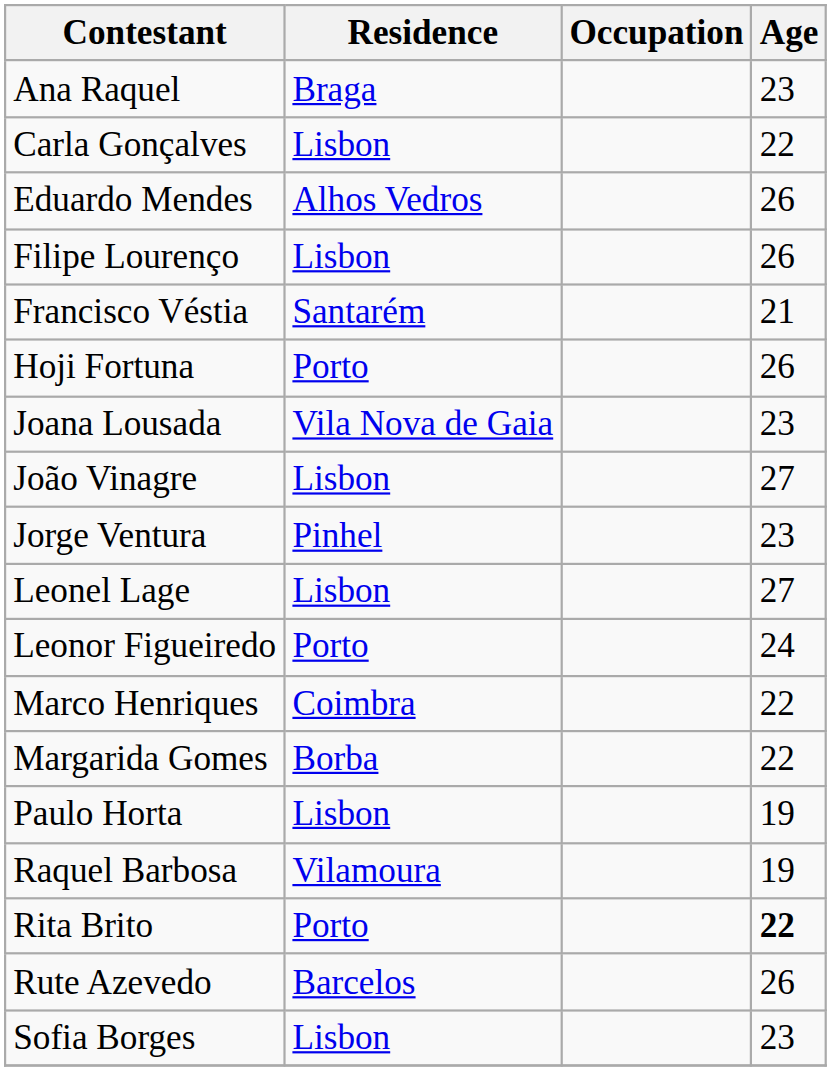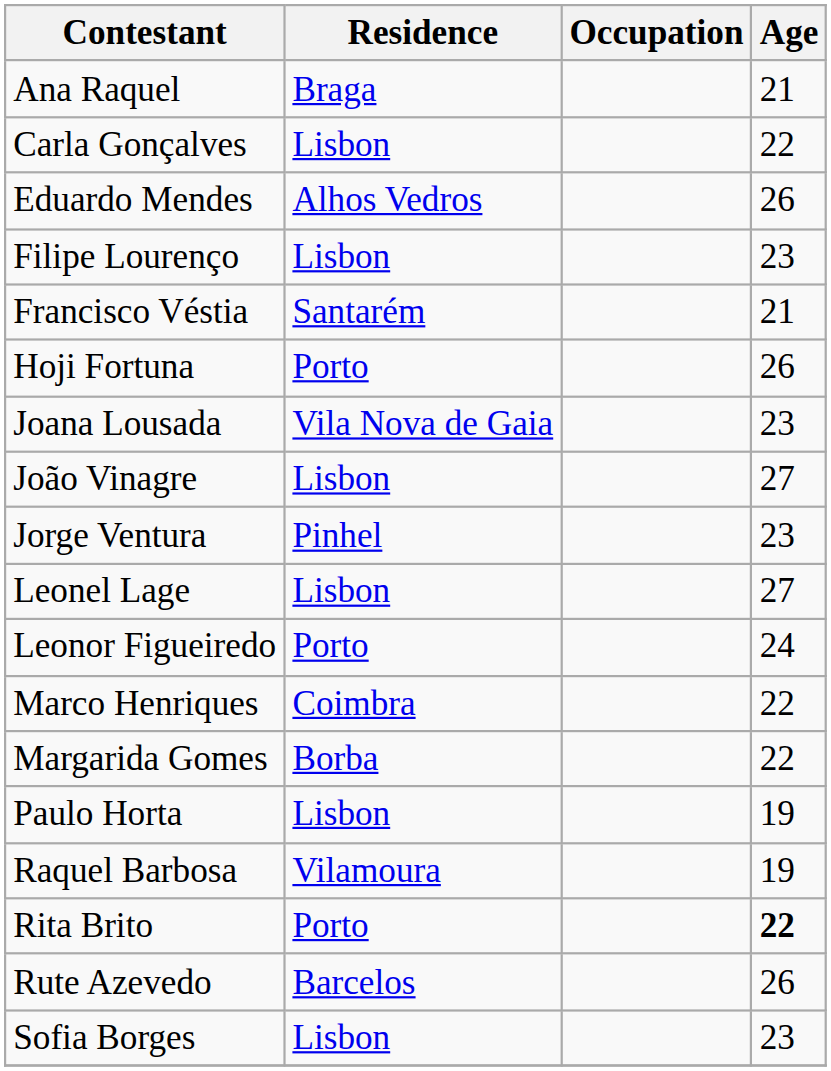(777, 88) 23 -> (777, 88) 21
(777, 255) 26 -> (777, 255) 23
